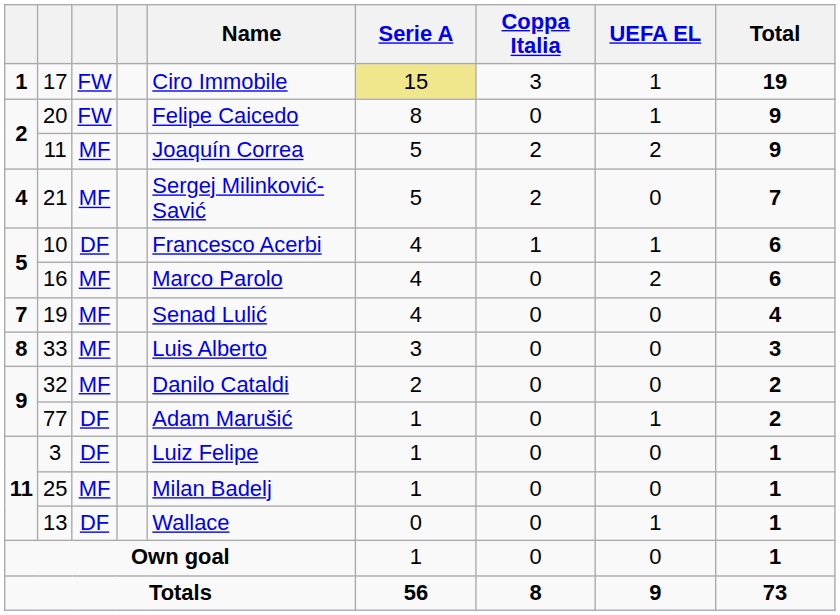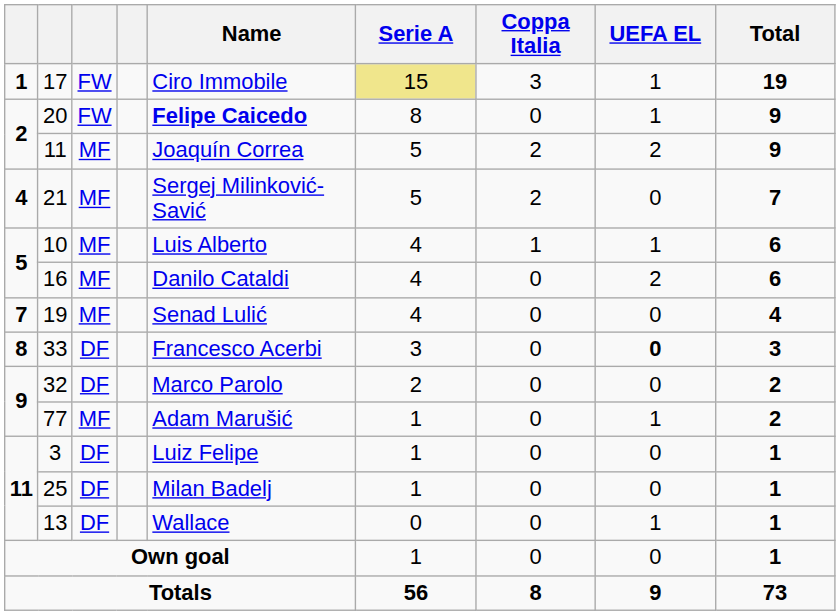(225, 116) normal -> (230, 116) bold
(95, 245) DF -> (95, 245) MF
(237, 245) Francesco Acerbi -> (210, 245) Luis Alberto
(218, 279) Marco Parolo -> (221, 279) Danilo Cataldi
(95, 349) MF -> (95, 349) DF
(210, 349) Luis Alberto -> (237, 349) Francesco Acerbi
(655, 349) normal -> (655, 349) bold
(95, 384) MF -> (95, 384) DF
(221, 384) Danilo Cataldi -> (218, 384) Marco Parolo
(95, 418) DF -> (95, 418) MF
(95, 488) MF -> (95, 488) DF
